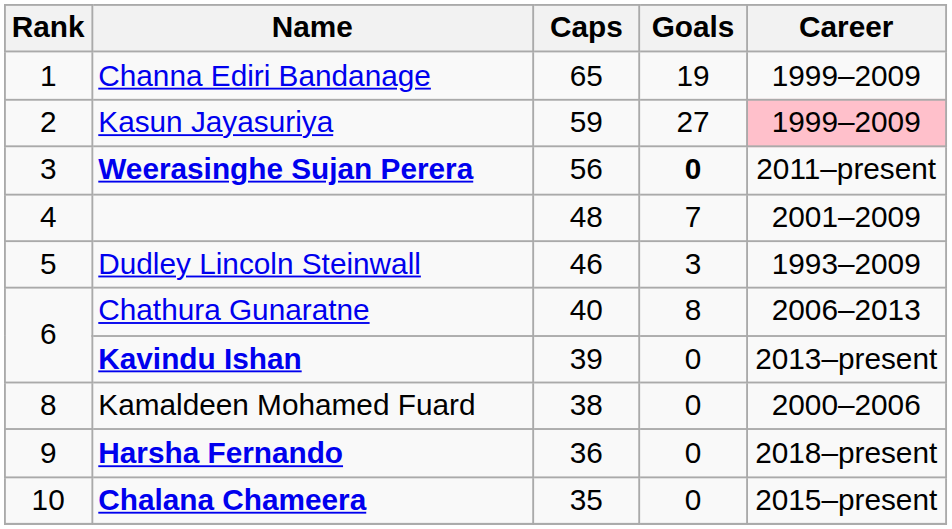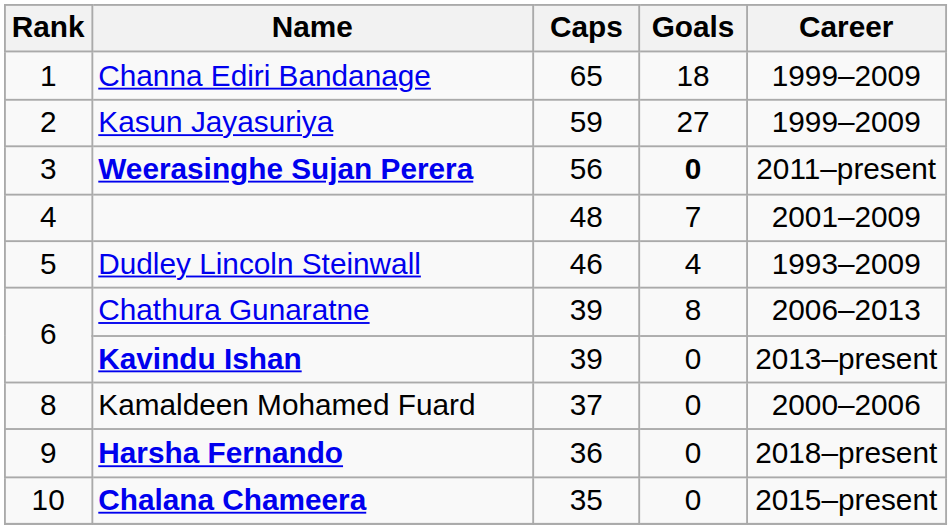(693, 75) 19 -> (693, 75) 18
(846, 122) pink background -> (846, 122) no background
(693, 264) 3 -> (693, 264) 4
(586, 311) 40 -> (586, 311) 39
(586, 405) 38 -> (586, 405) 37
